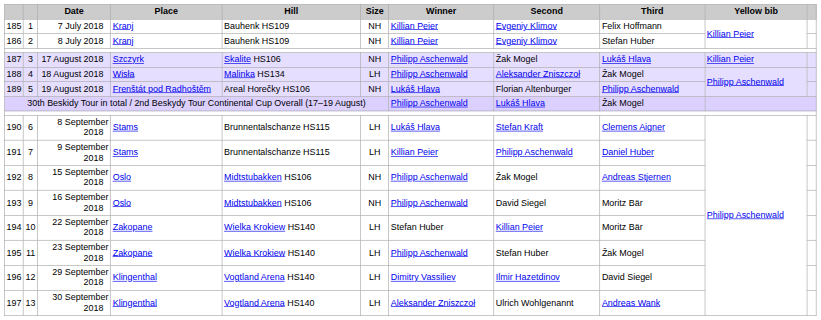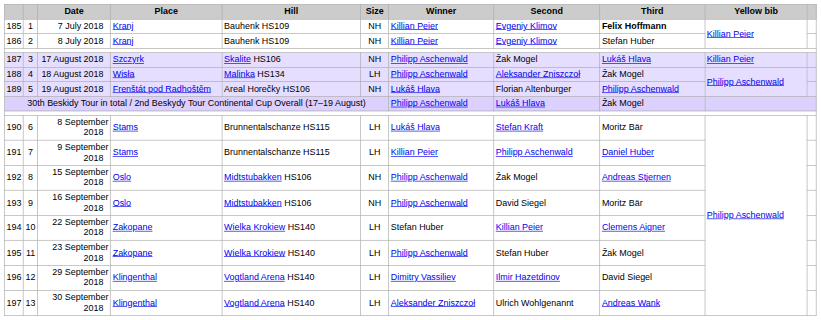(632, 26) normal -> (634, 26) bold
(633, 127) Clemens Aigner -> (622, 127) Moritz Bär
(622, 227) Moritz Bär -> (633, 227) Clemens Aigner
